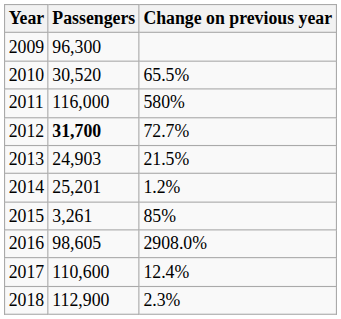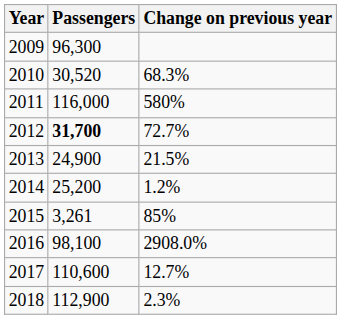(166, 74) 65.5% -> (166, 74) 68.3%
(77, 159) 24,903 -> (77, 159) 24,900
(77, 187) 25,201 -> (77, 187) 25,200
(77, 243) 98,605 -> (77, 243) 98,100
(166, 272) 12.4% -> (166, 272) 12.7%
